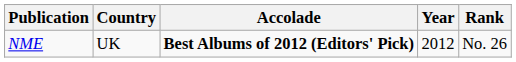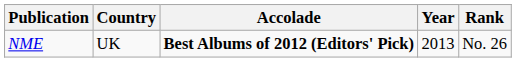(438, 43) 2012 -> (438, 43) 2013
